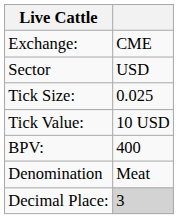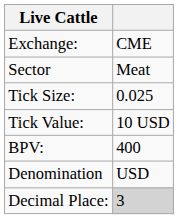(133, 69) USD -> (133, 69) Meat
(133, 174) Meat -> (133, 174) USD
